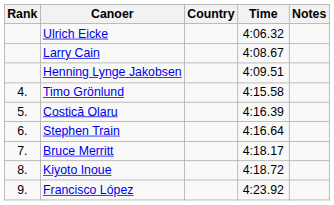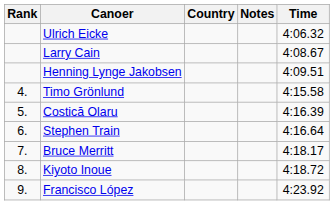columns swapped: (263, 14) <-> (309, 14)
